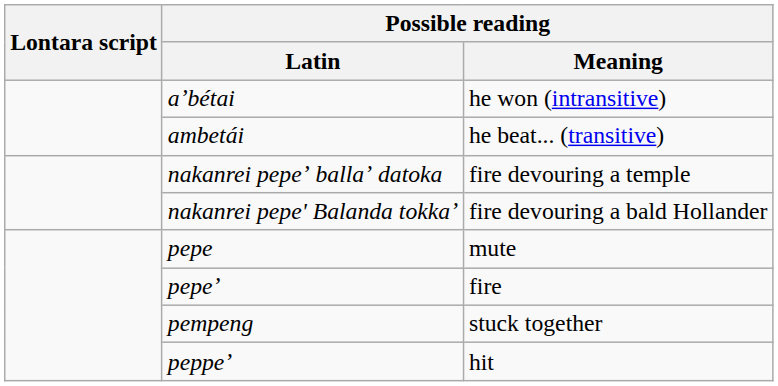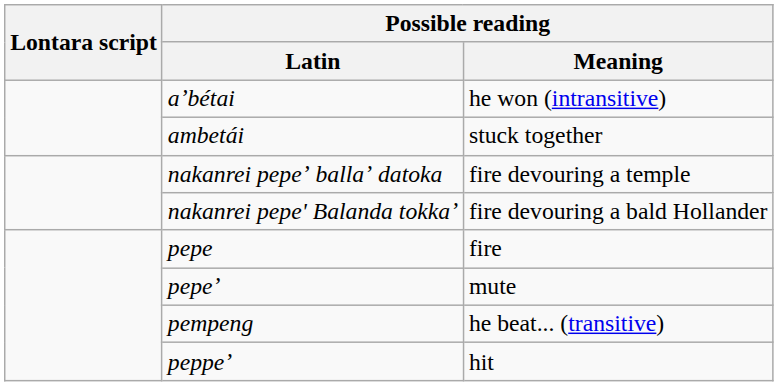(567, 135) he beat... (transitive) -> (536, 135) stuck together
(493, 248) mute -> (485, 248) fire
(485, 286) fire -> (493, 286) mute
(536, 323) stuck together -> (567, 323) he beat... (transitive)
